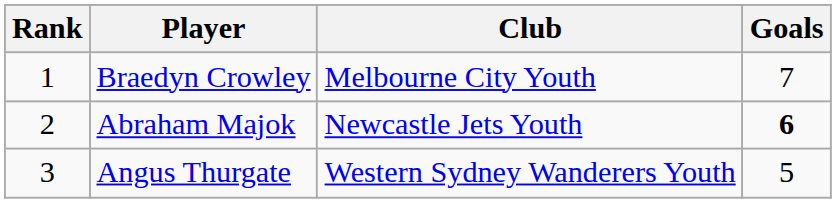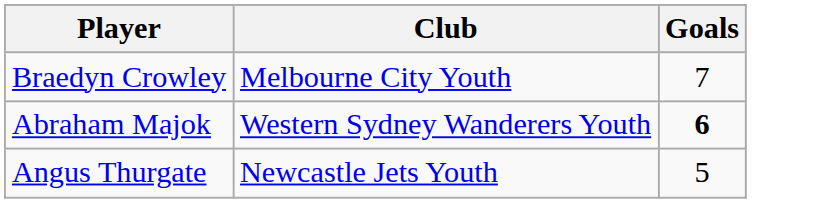- column: (47, 28)
(453, 124) Newcastle Jets Youth -> (446, 124) Western Sydney Wanderers Youth
(530, 172) Western Sydney Wanderers Youth -> (369, 172) Newcastle Jets Youth
